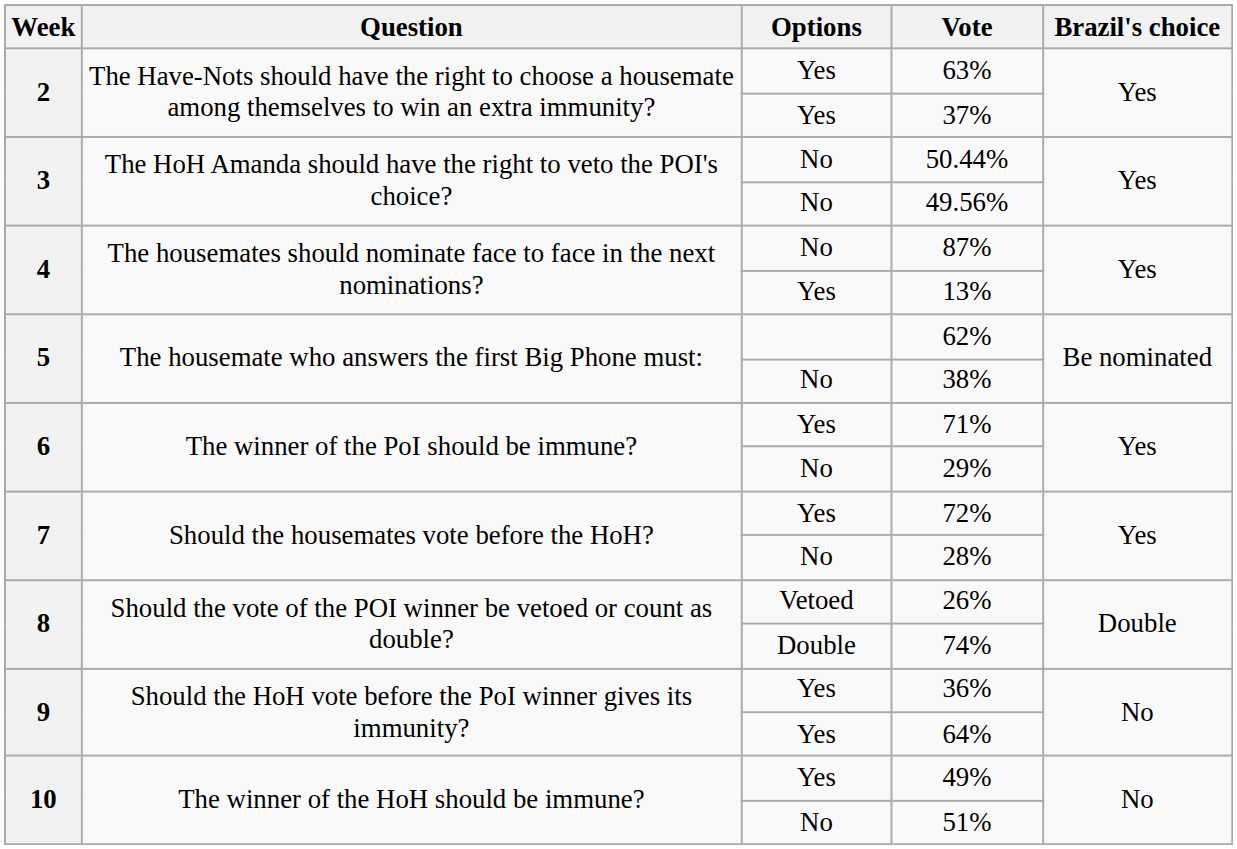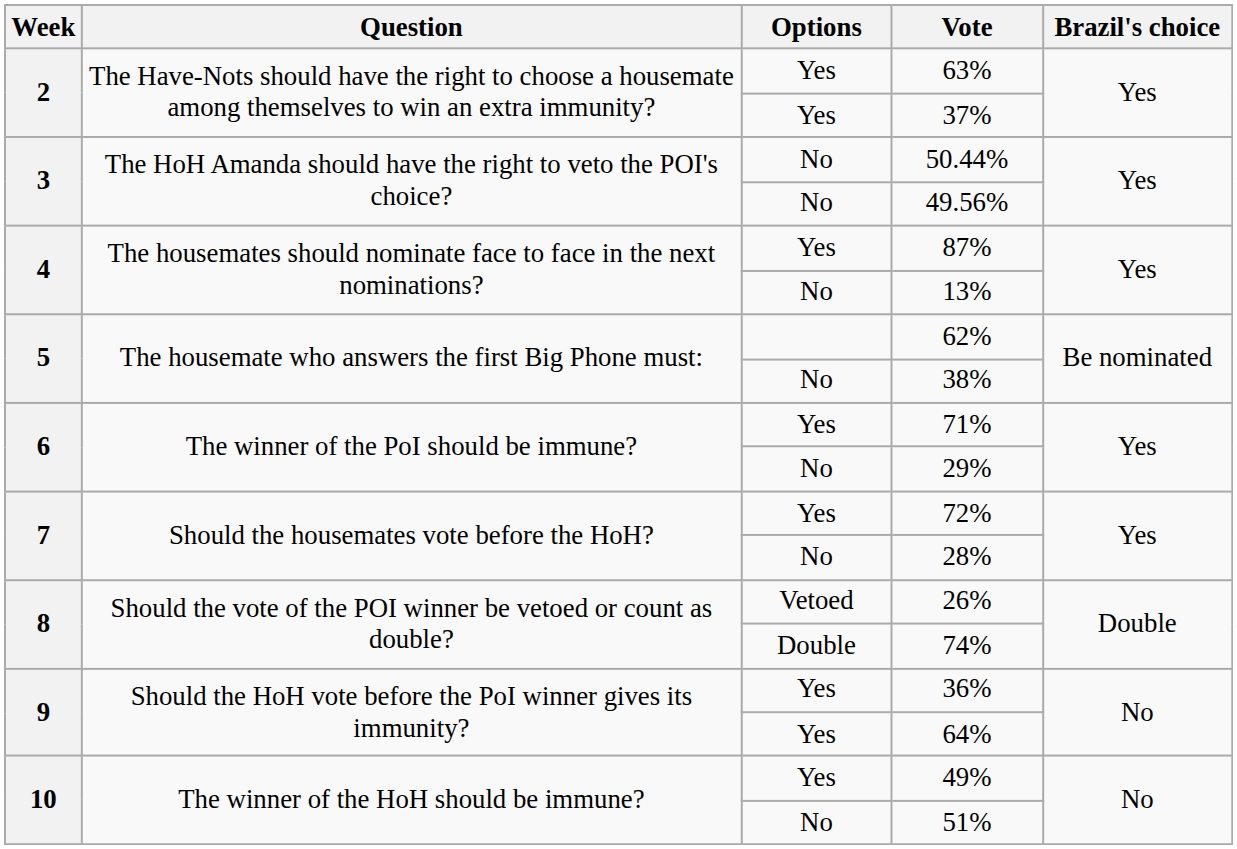(816, 247) No -> (816, 247) Yes
(816, 291) Yes -> (816, 291) No
